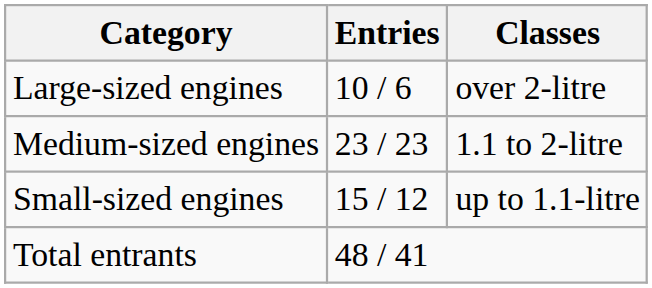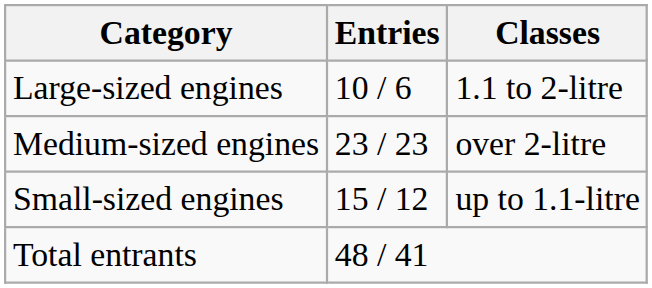(531, 88) over 2-litre -> (539, 88) 1.1 to 2-litre
(539, 143) 1.1 to 2-litre -> (531, 143) over 2-litre
